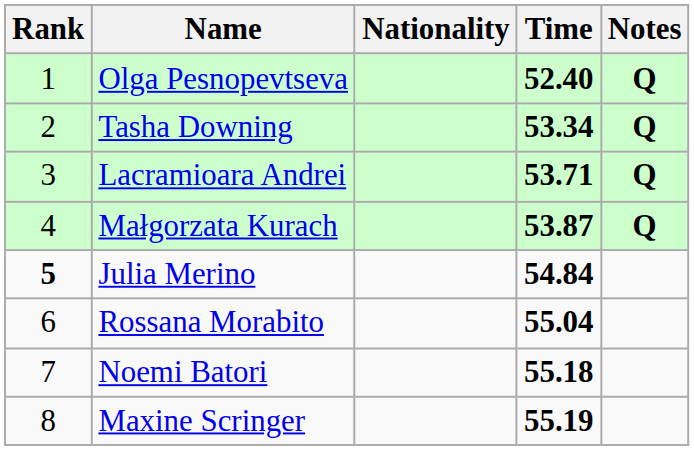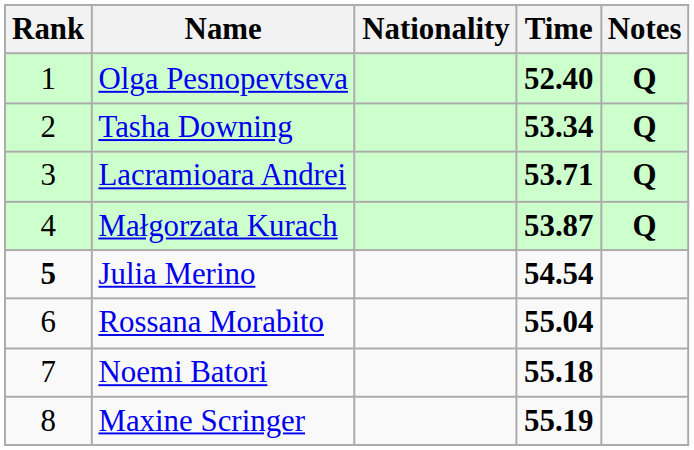(559, 273) 54.84 -> (559, 273) 54.54
